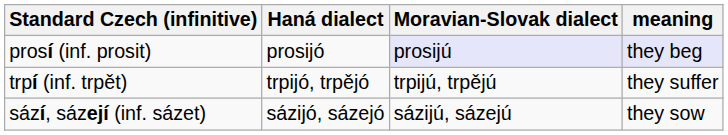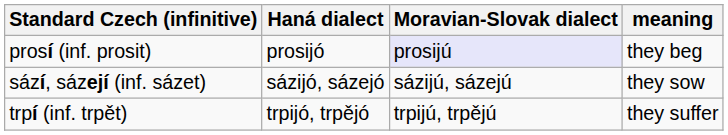(665, 51) lavender background -> (665, 51) no background
rows swapped: (68, 82) <-> (108, 113)
